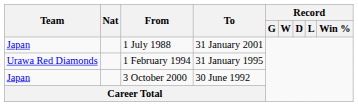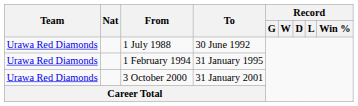(18, 45) Japan -> (52, 45) Urawa Red Diamonds
(229, 45) 31 January 2001 -> (223, 45) 30 June 1992
(18, 77) Japan -> (52, 77) Urawa Red Diamonds
(223, 77) 30 June 1992 -> (229, 77) 31 January 2001
